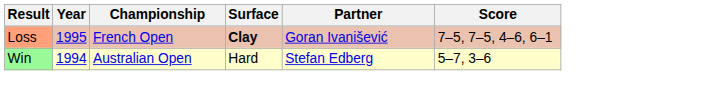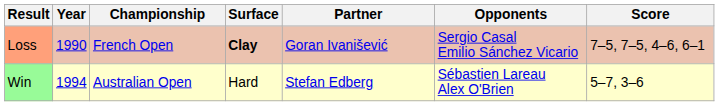+ column: (511, 15)
(71, 37) 1995 -> (71, 44) 1990
